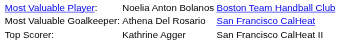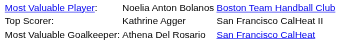rows swapped: (62, 21) <-> (29, 34)
